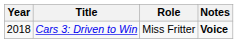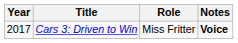(19, 30) 2018 -> (19, 30) 2017
